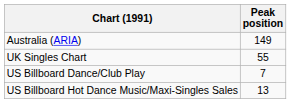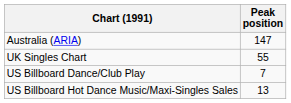(263, 40) 149 -> (263, 40) 147
